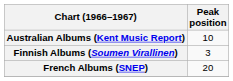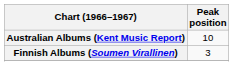- row: (96, 68)
